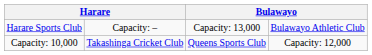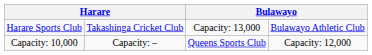(135, 27) Capacity: – -> (135, 27) Takashinga Cricket Club
(135, 43) Takashinga Cricket Club -> (135, 43) Capacity: –
